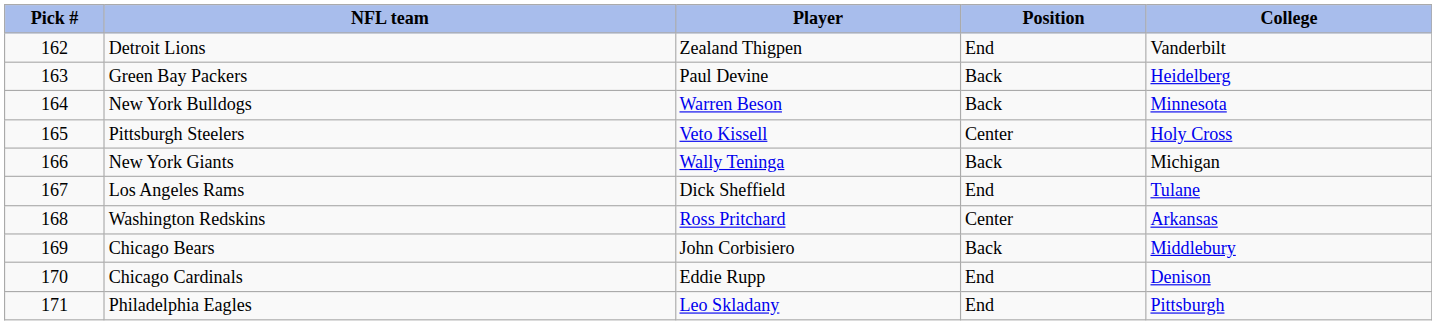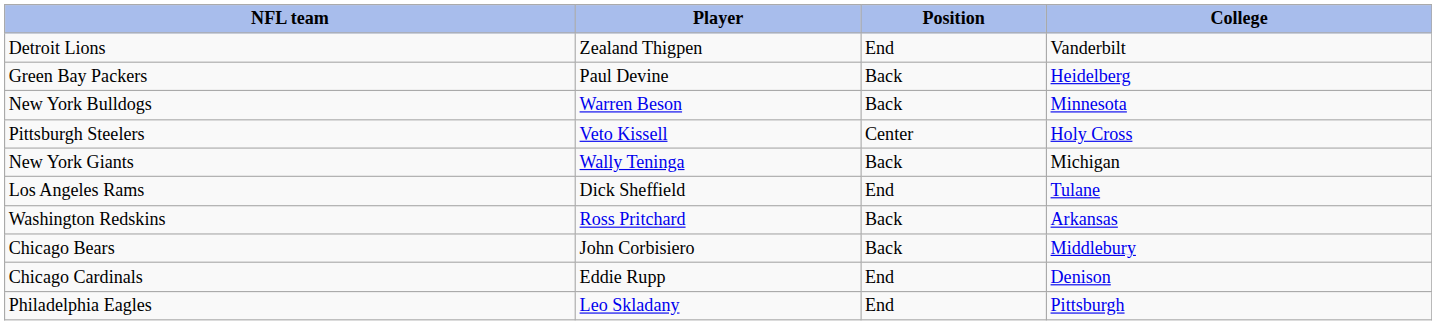- column: (55, 18)
(989, 219) Center -> (884, 219) Back
